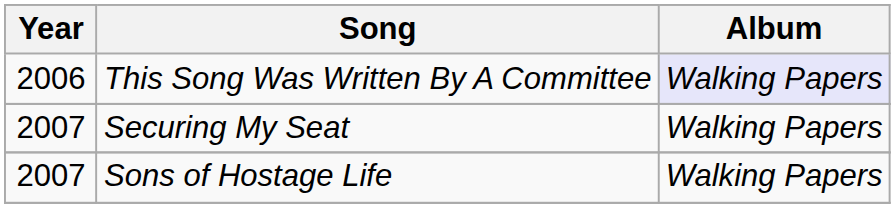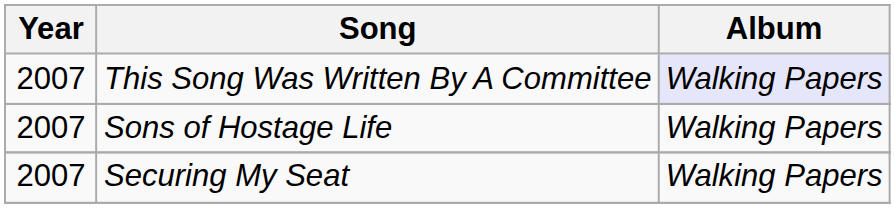(51, 78) 2006 -> (51, 78) 2007
rows swapped: (248, 176) <-> (227, 127)
